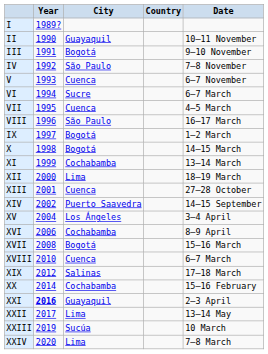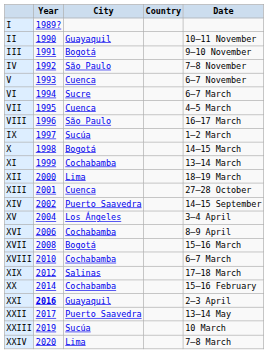(81, 135) Bogotá -> (78, 135) Sucúa
(81, 259) Cuenca -> (91, 259) Cochabamba
(75, 314) Lima -> (103, 314) Puerto Saavedra
